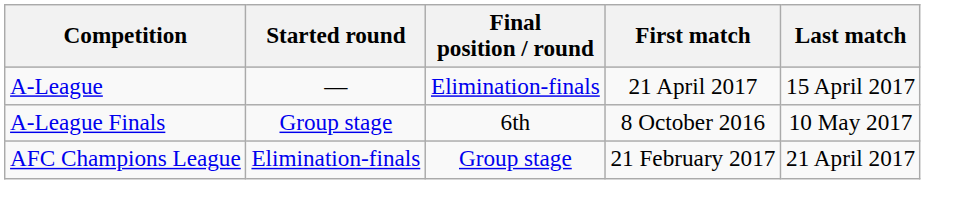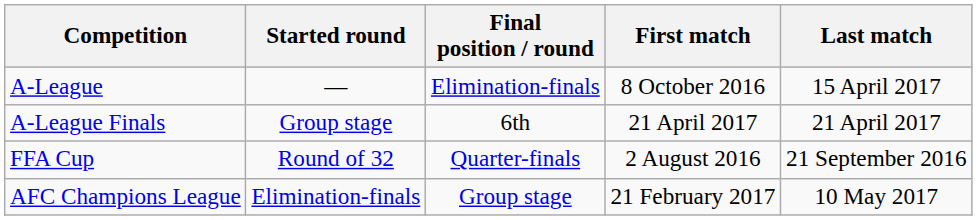(693, 85) 21 April 2017 -> (693, 85) 8 October 2016
(693, 122) 8 October 2016 -> (693, 122) 21 April 2017
(851, 122) 10 May 2017 -> (876, 122) 21 April 2017
+ row: (52, 159)
(851, 159) 21 April 2017 -> (876, 196) 10 May 2017
